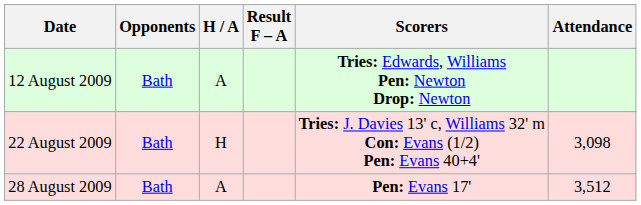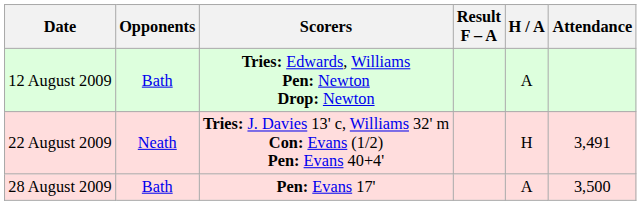columns swapped: (221, 26) <-> (422, 26)
(157, 142) Bath -> (157, 142) Neath
(592, 142) 3,098 -> (592, 142) 3,491
(592, 186) 3,512 -> (592, 186) 3,500
